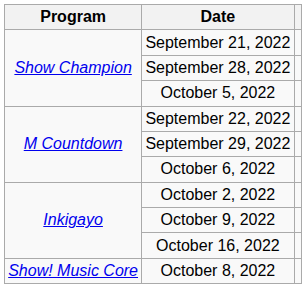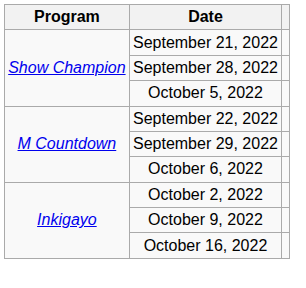- row: (218, 270)
